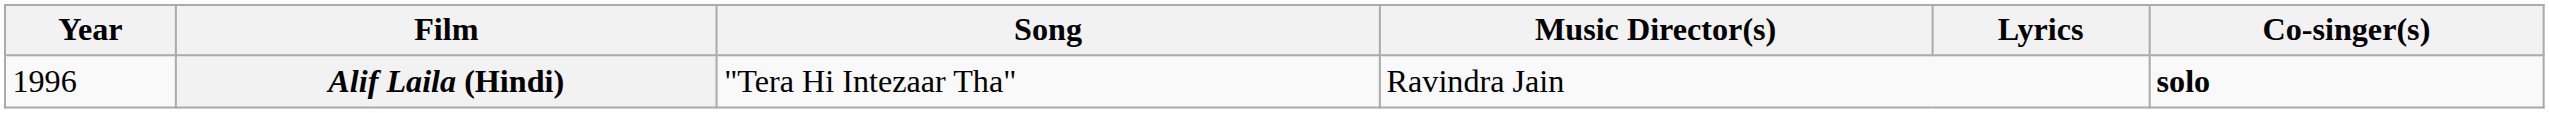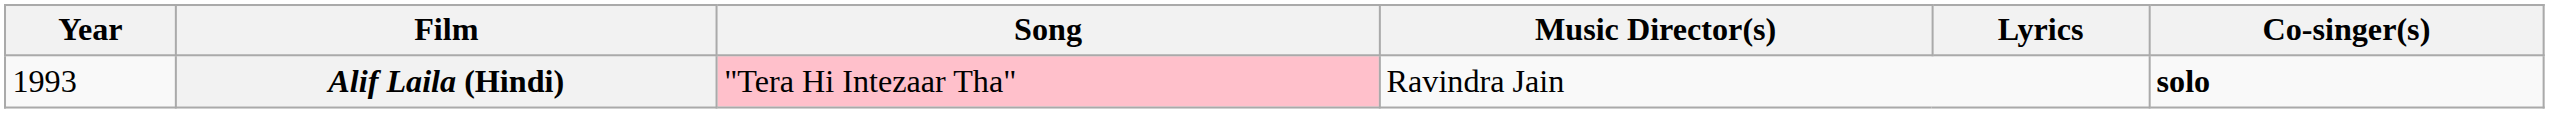(45, 81) 1996 -> (45, 81) 1993
(870, 81) no background -> (870, 81) pink background
